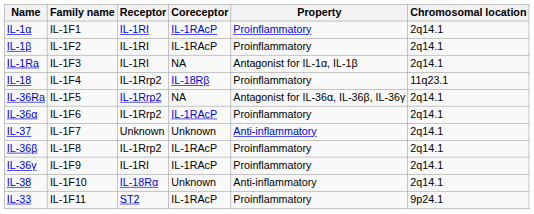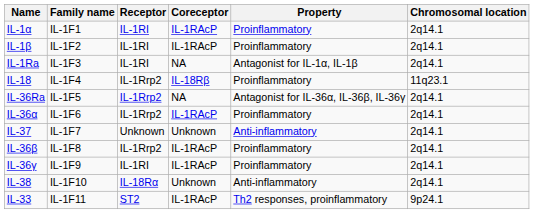(272, 200) Proinflammatory -> (310, 200) Th2 responses, proinflammatory
